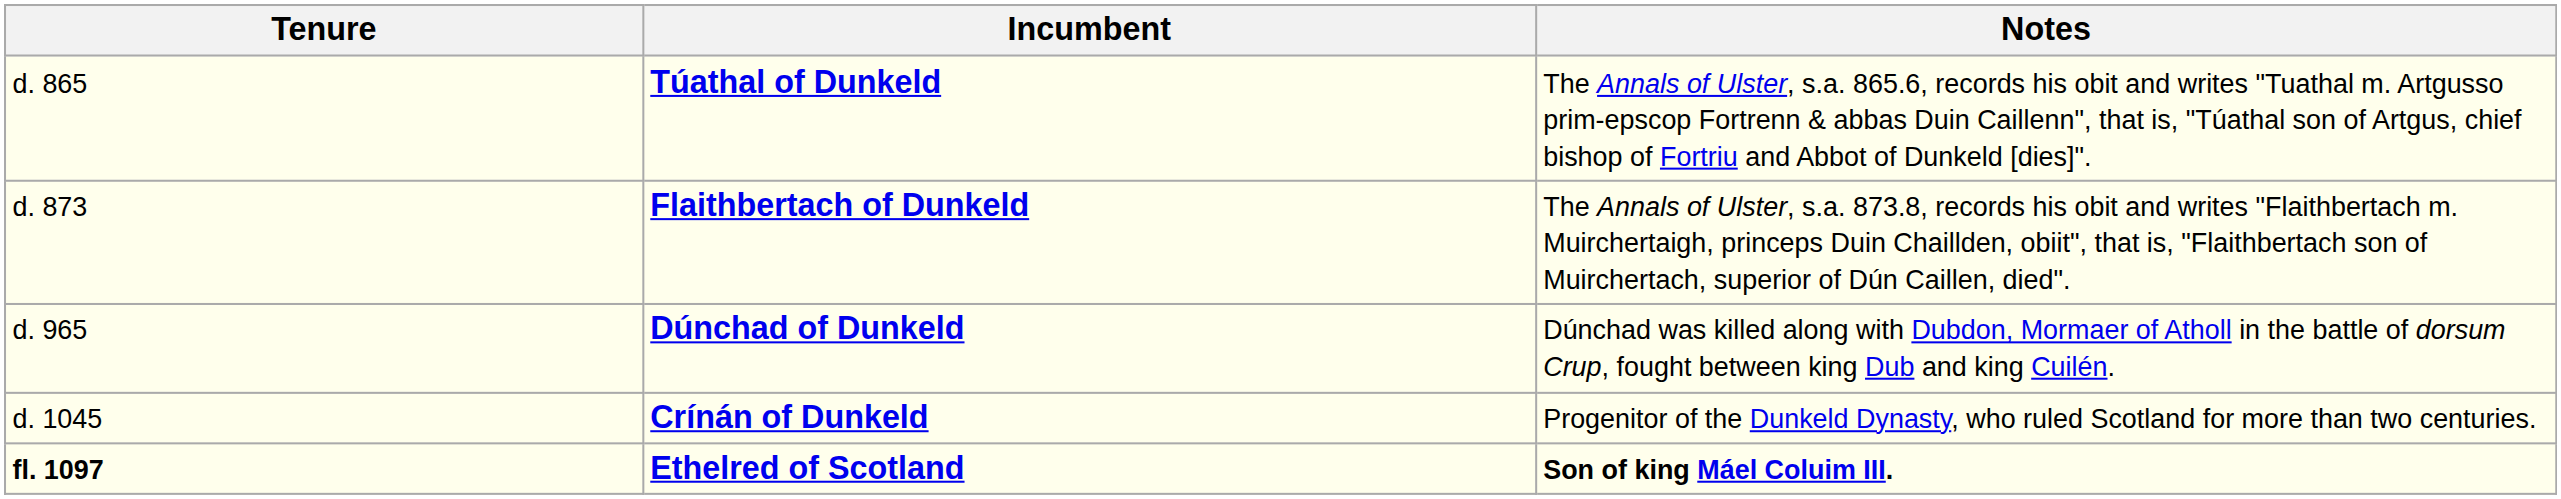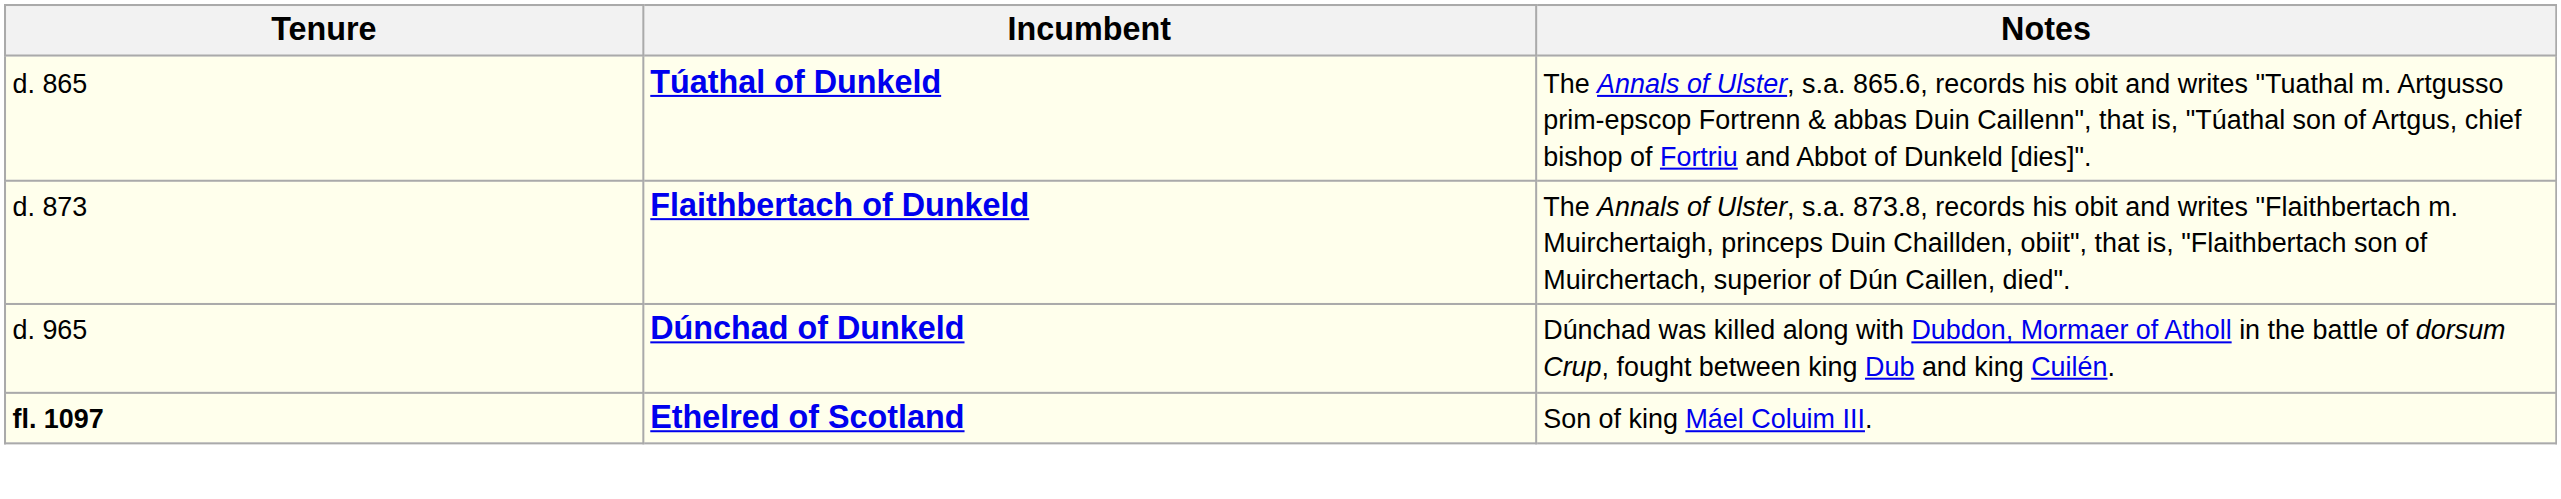- row: (789, 416)
(1718, 468) bold -> (1708, 418) normal
